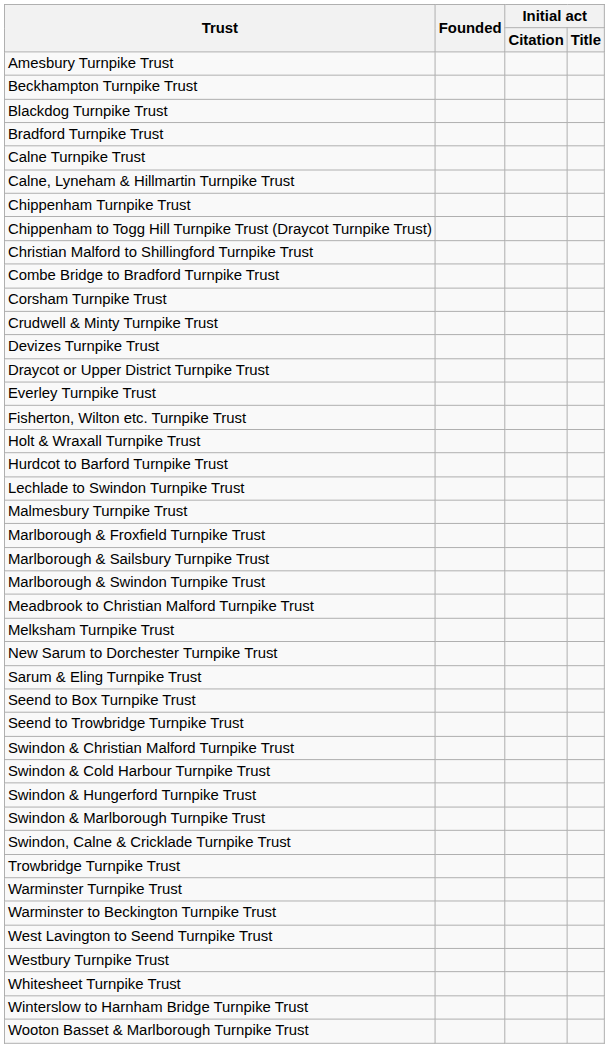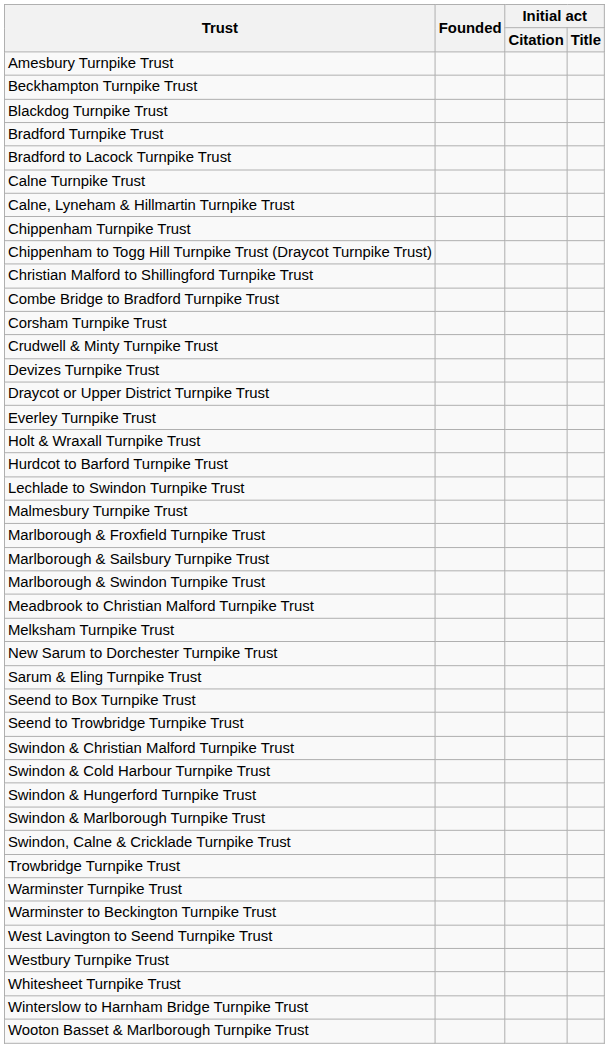+ row: (120, 157)
- row: (127, 417)
